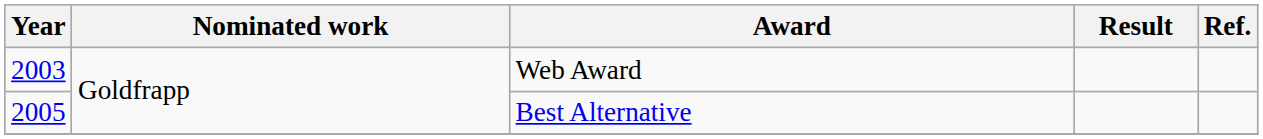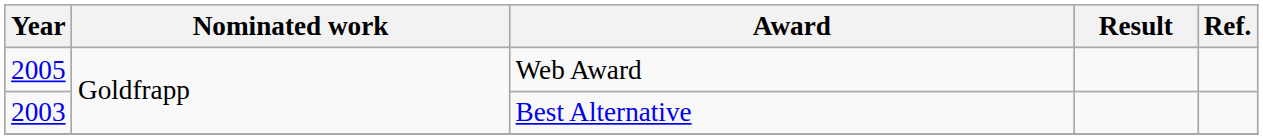(38, 69) 2003 -> (38, 69) 2005
(38, 112) 2005 -> (38, 112) 2003
